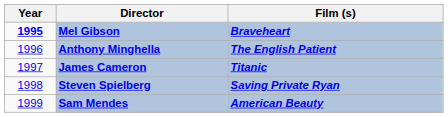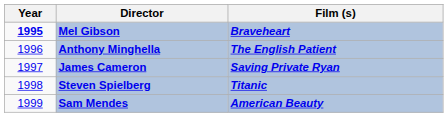(249, 67) Titanic -> (285, 67) Saving Private Ryan
(285, 85) Saving Private Ryan -> (249, 85) Titanic
